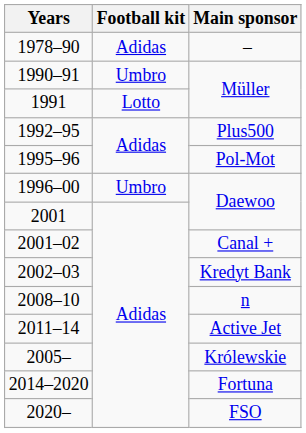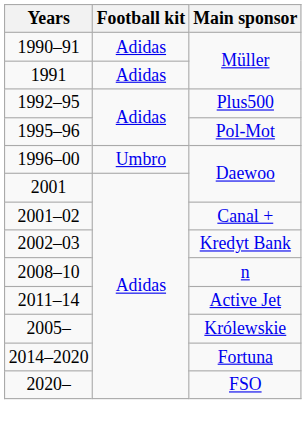- row: (49, 46)
(141, 74) Umbro -> (141, 46) Adidas
(141, 103) Lotto -> (141, 74) Adidas
